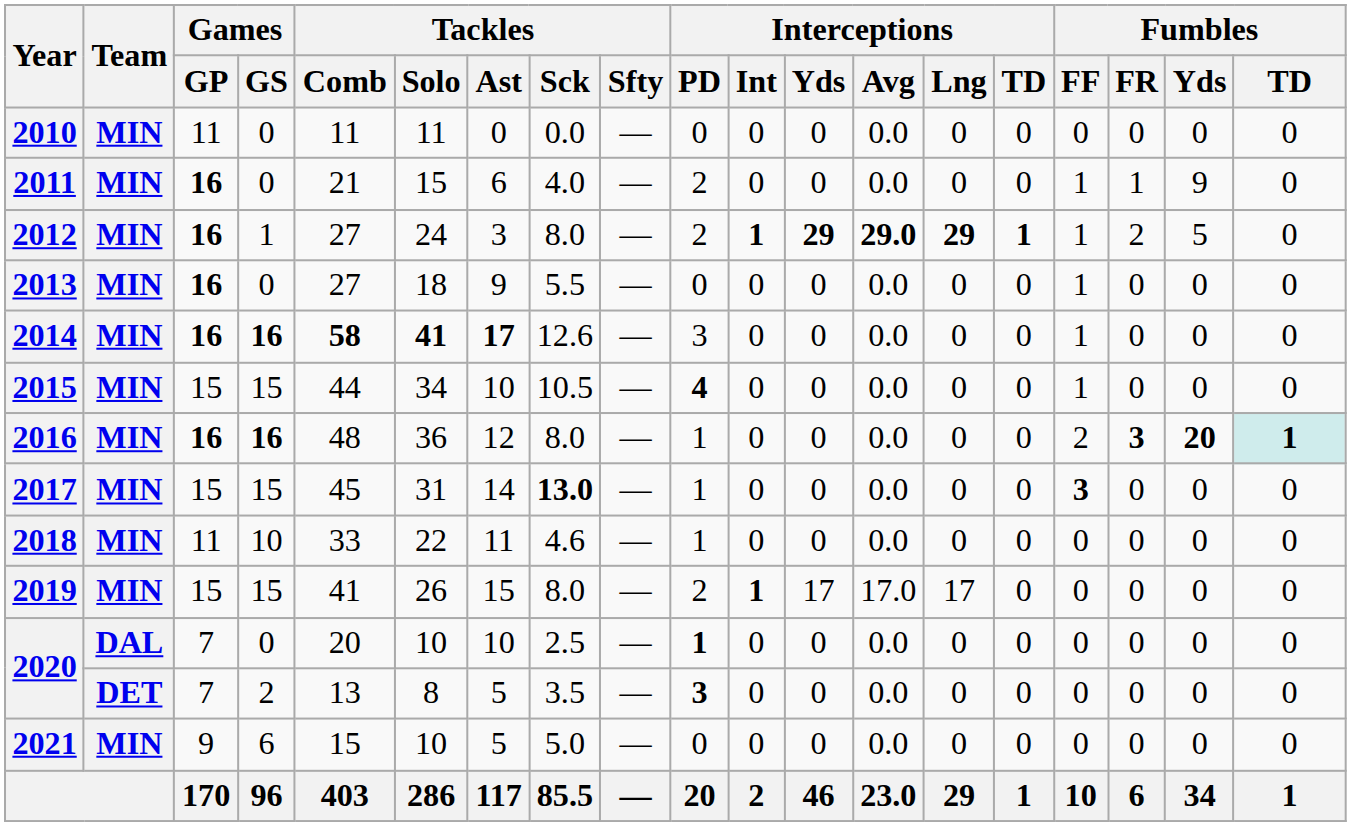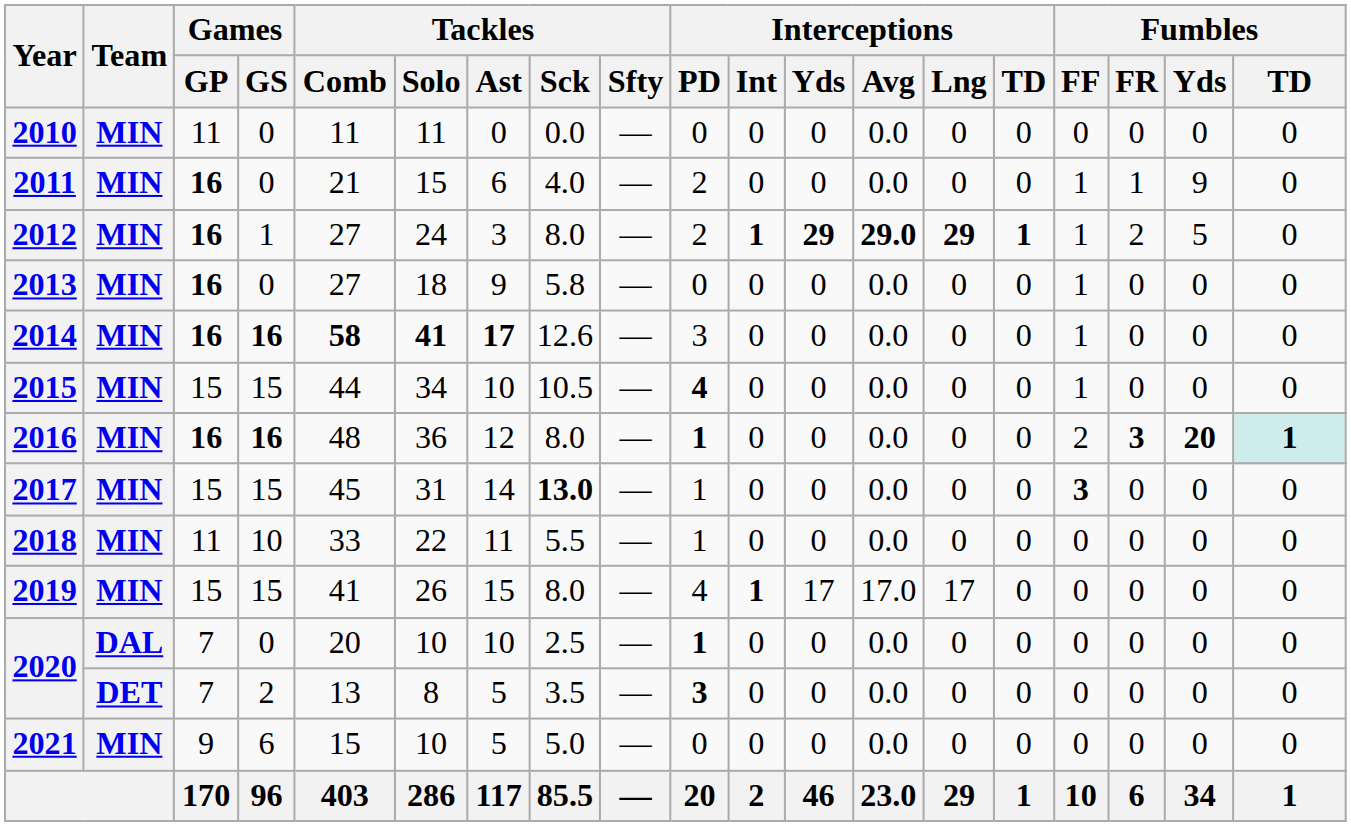(565, 285) 5.5 -> (565, 285) 5.8
(699, 438) normal -> (699, 438) bold
(565, 540) 4.6 -> (565, 540) 5.5
(699, 591) 2 -> (699, 591) 4
